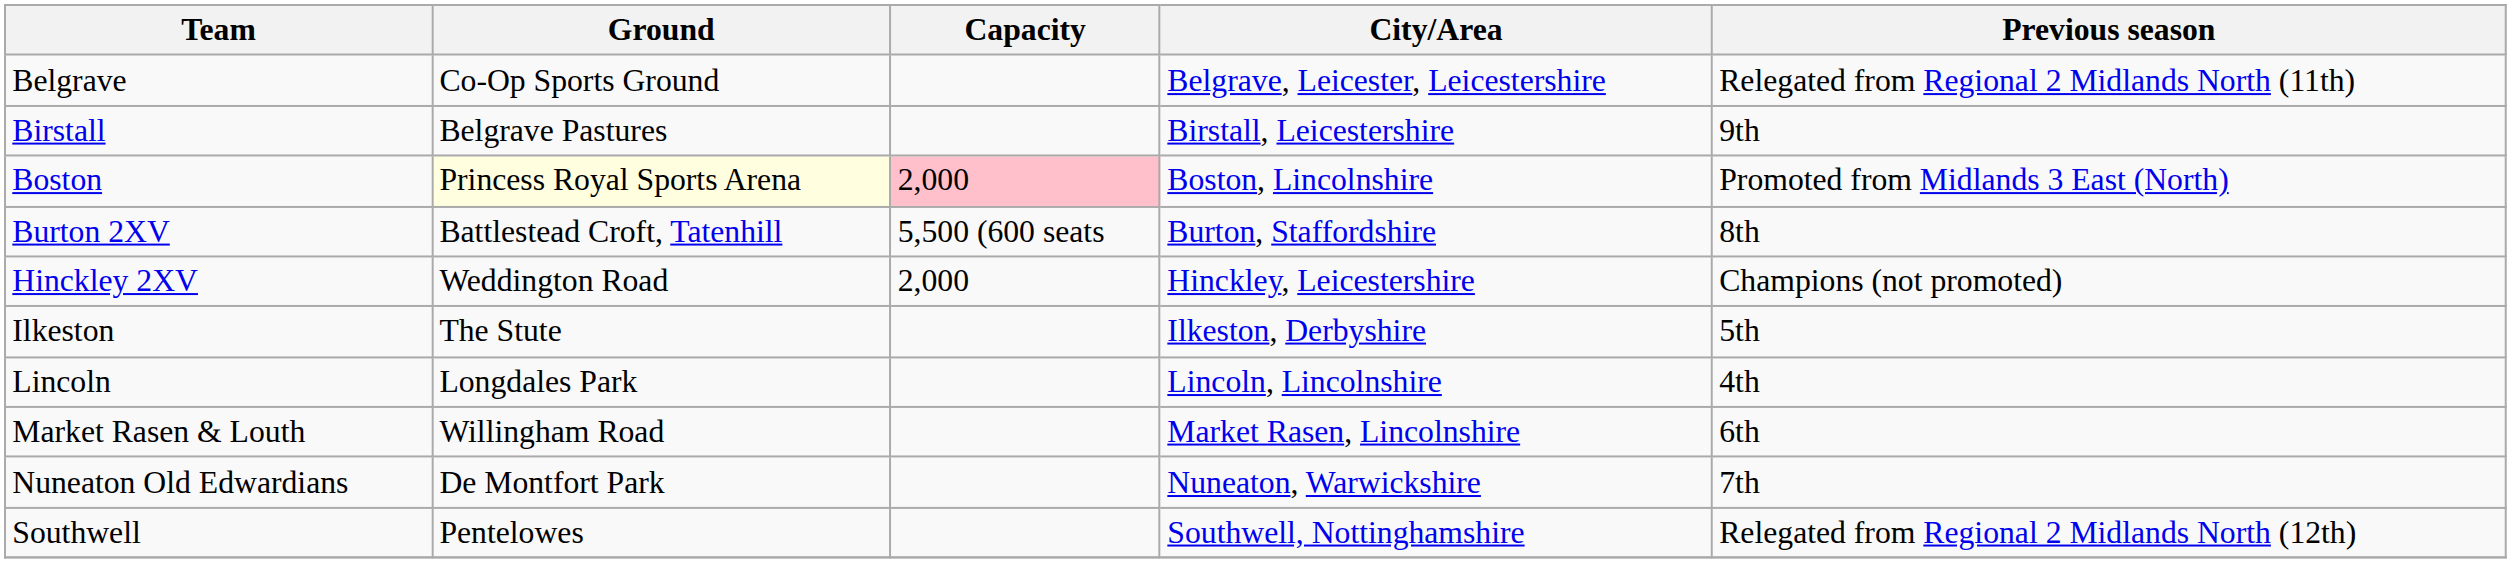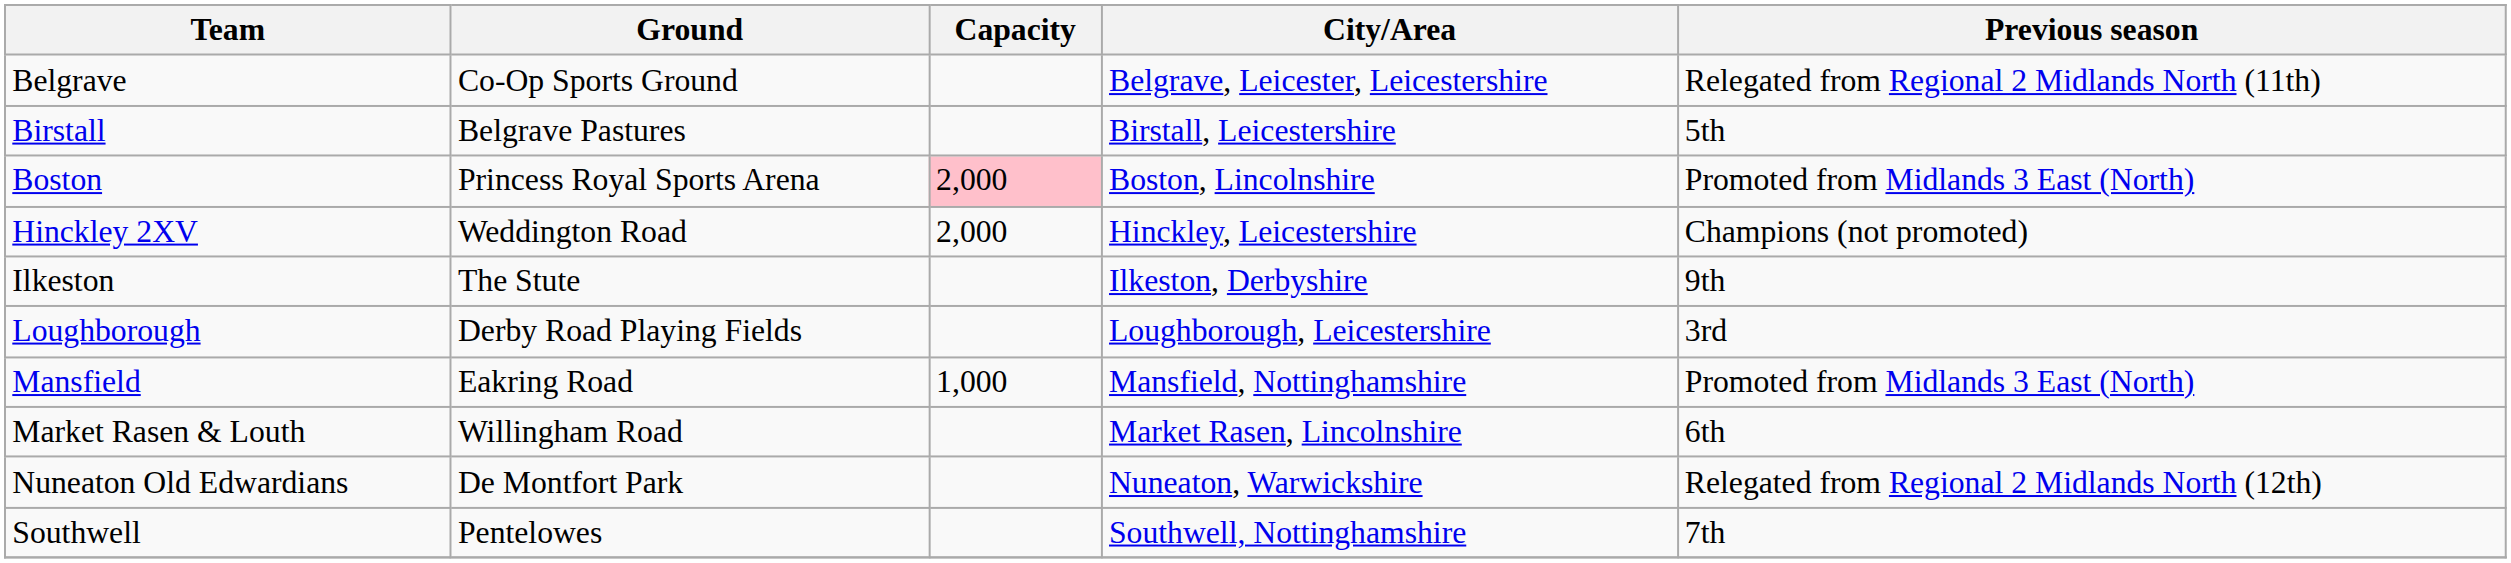(1739, 130) 9th -> (1705, 130) 5th
(620, 180) lightyellow background -> (639, 180) no background
- row: (91, 230)
(1739, 331) 5th -> (1705, 280) 9th
- row: (62, 381)
+ row: (106, 331)
+ row: (77, 381)
(1739, 481) 7th -> (2003, 481) Relegated from Regional 2 Midlands North (12th)
(2038, 532) Relegated from Regional 2 Midlands North (12th) -> (1705, 532) 7th
